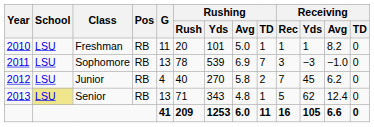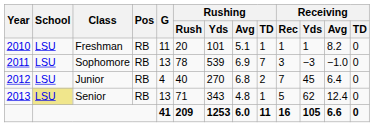(242, 46) 5.0 -> (242, 46) 5.1
(242, 79) 5.8 -> (242, 79) 6.8
(334, 79) 6.2 -> (334, 79) 6.4
